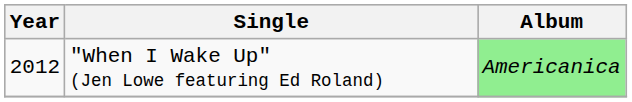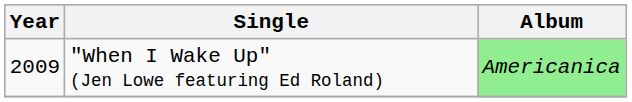(35, 68) 2012 -> (35, 68) 2009
